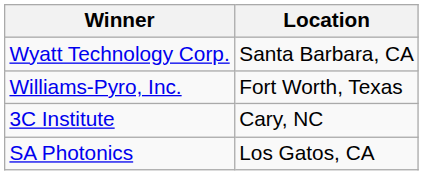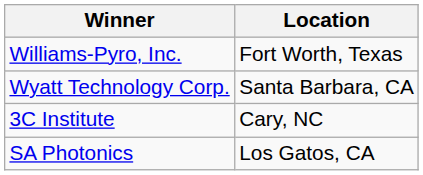rows swapped: (120, 53) <-> (96, 86)
